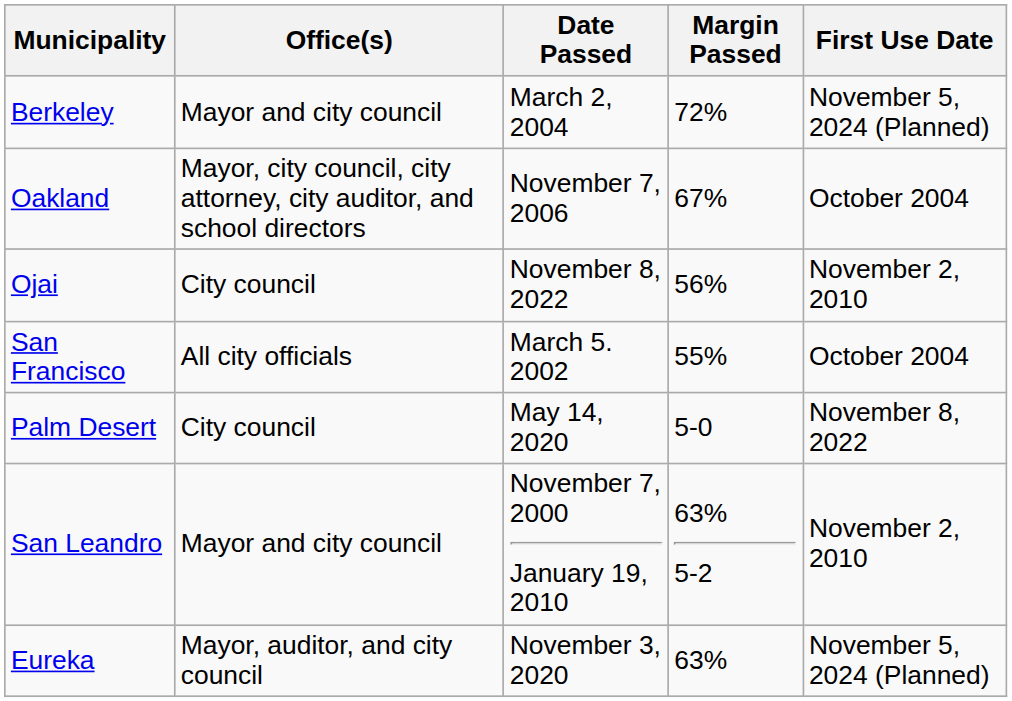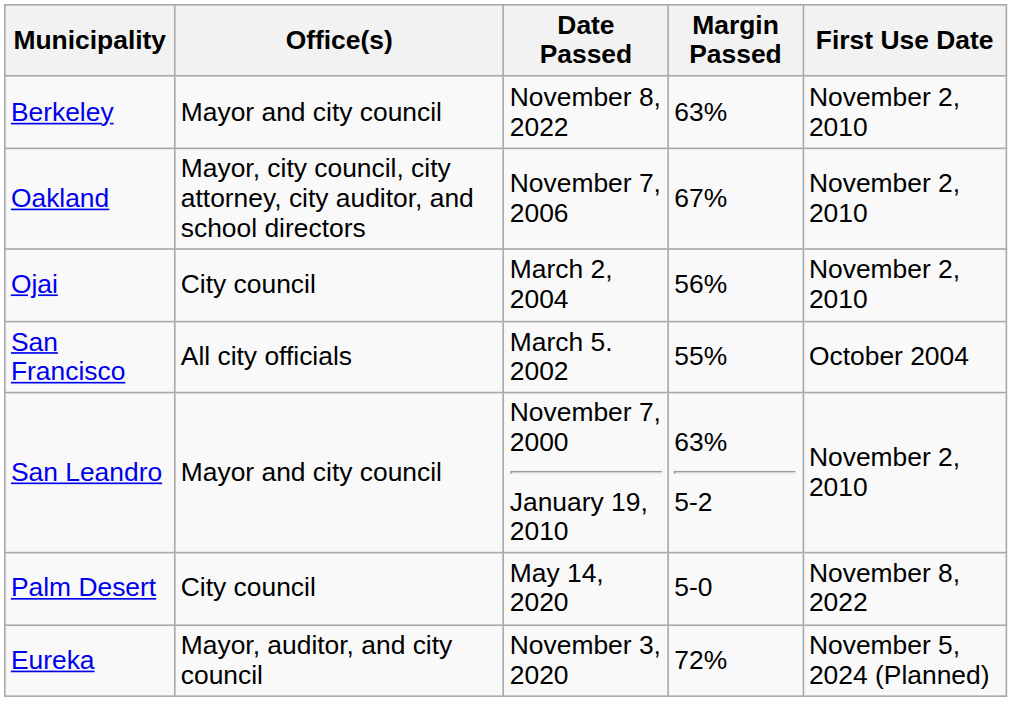(561, 111) March 2, 2004 -> (585, 111) November 8, 2022
(701, 111) 72% -> (701, 111) 63%
(899, 111) November 5, 2024 (Planned) -> (885, 111) November 2, 2010
(889, 198) October 2004 -> (885, 198) November 2, 2010
(585, 284) November 8, 2022 -> (561, 284) March 2, 2004
rows swapped: (87, 543) <-> (84, 427)
(701, 660) 63% -> (701, 660) 72%
